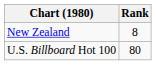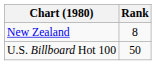(135, 50) 80 -> (135, 50) 50
